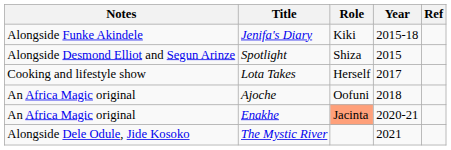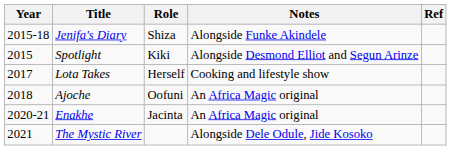columns swapped: (397, 14) <-> (121, 14)
(344, 34) Kiki -> (161, 34) Shiza
(347, 54) Shiza -> (159, 54) Kiki
(351, 114) lightsalmon background -> (165, 114) no background
